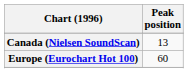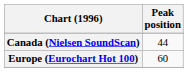(163, 42) 13 -> (163, 42) 44
